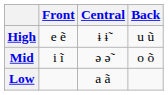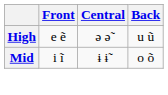(103, 36) ɨ ɨ̃ -> (103, 36) ə ə̃
(103, 57) ə ə̃ -> (103, 57) ɨ ɨ̃
- row: (22, 79)
